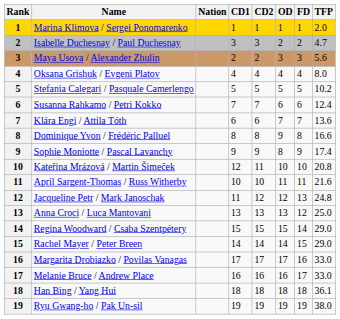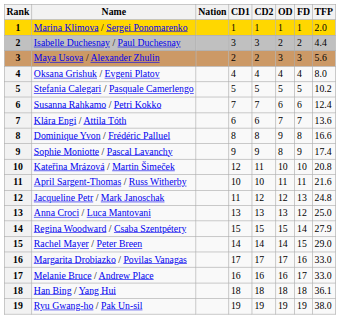(321, 43) 4.7 -> (321, 43) 4.4
(323, 228) 29.0 -> (323, 228) 27.9
